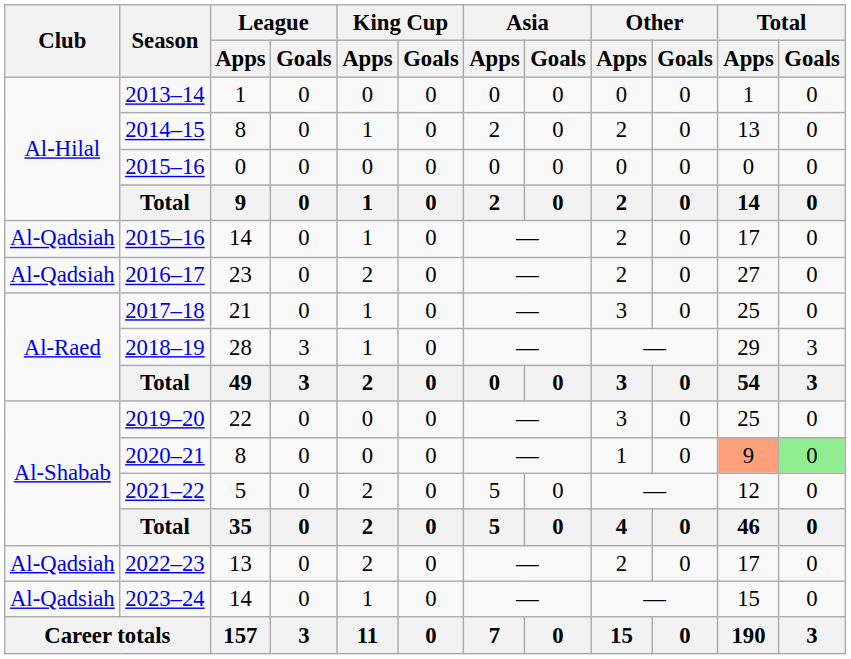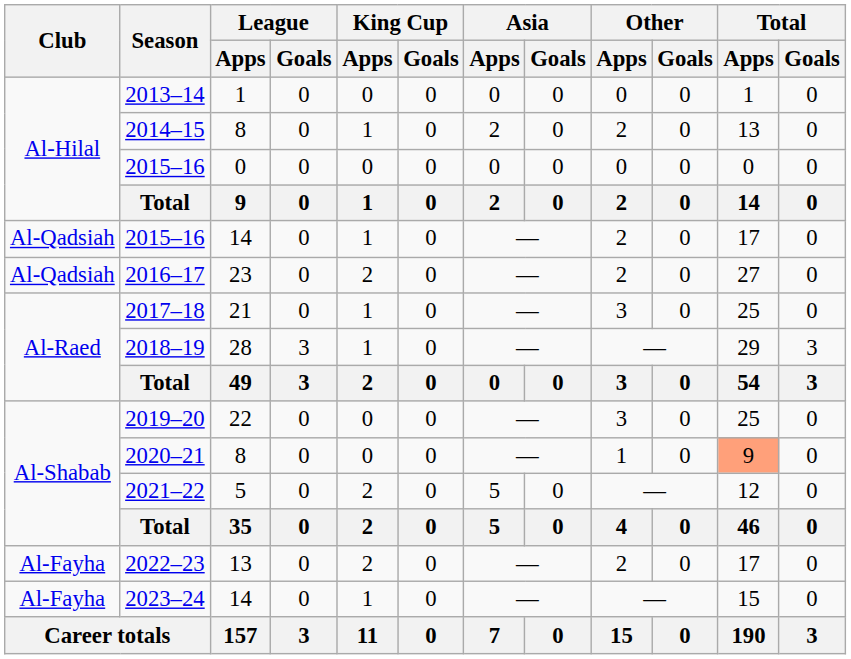(812, 454) lightgreen background -> (812, 454) no background
(62, 563) Al-Qadsiah -> (62, 563) Al-Fayha
(62, 599) Al-Qadsiah -> (62, 599) Al-Fayha
